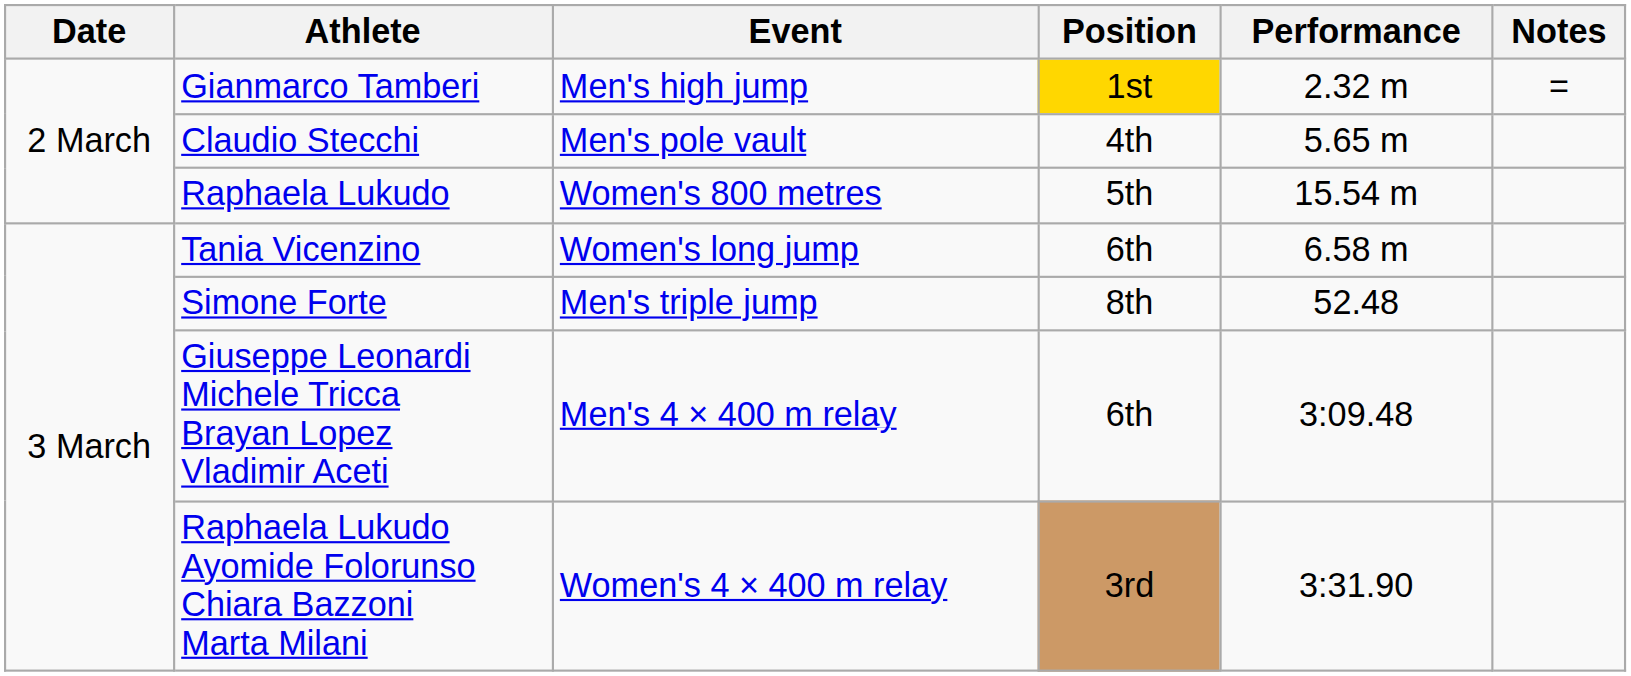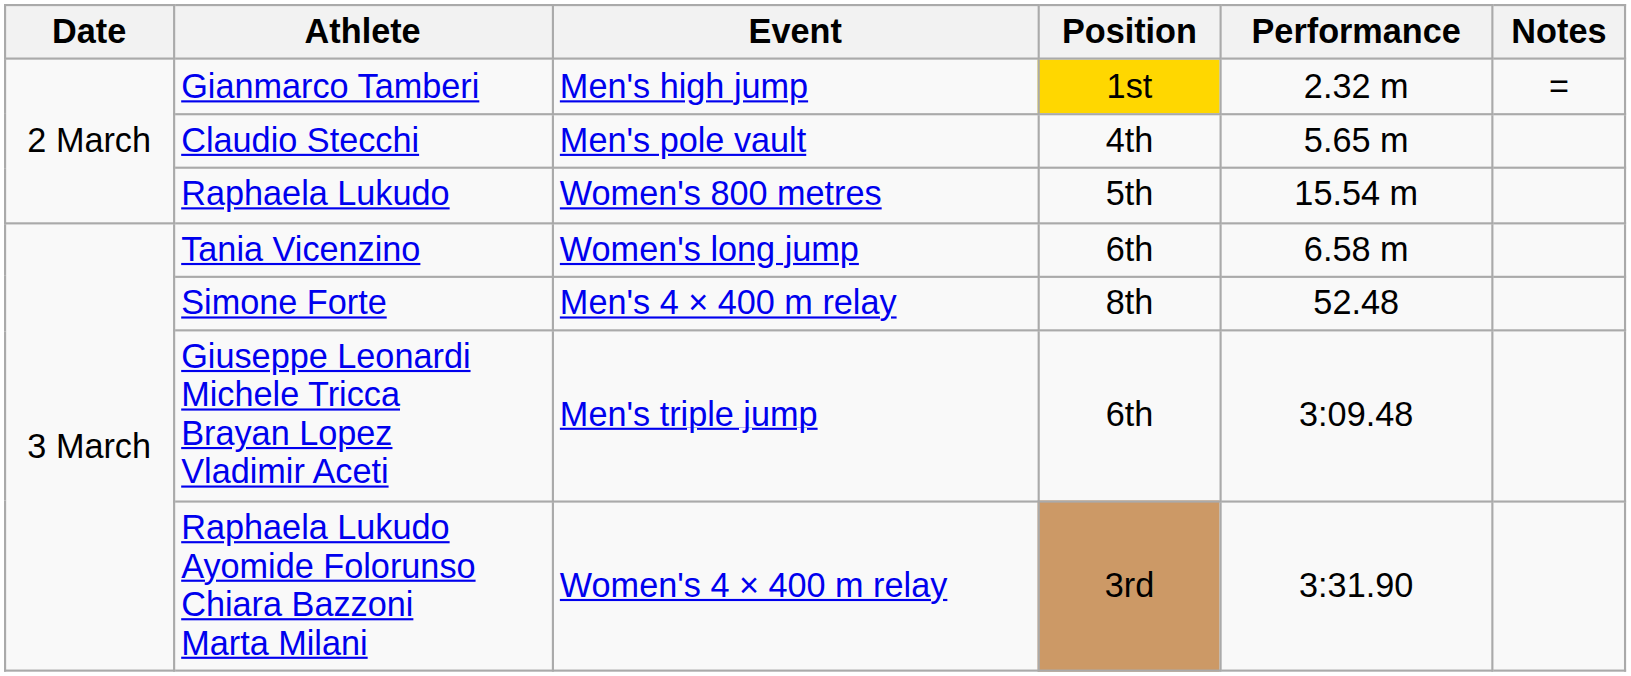(689, 303) Men's triple jump -> (728, 303) Men's 4 × 400 m relay
(728, 415) Men's 4 × 400 m relay -> (689, 415) Men's triple jump
